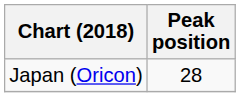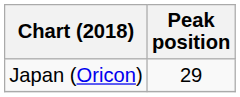(191, 75) 28 -> (191, 75) 29
